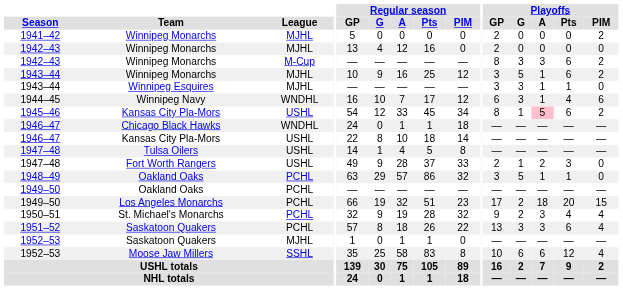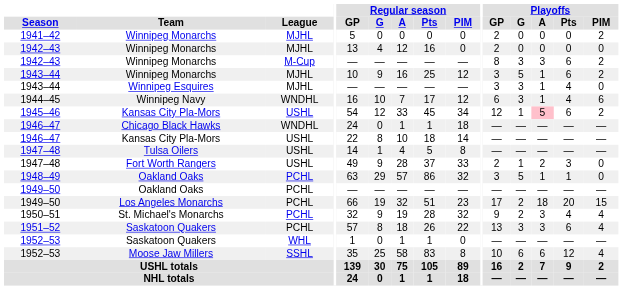(569, 87) 1 -> (569, 87) 4
(497, 112) 8 -> (497, 112) 12
(300, 240) MJHL -> (300, 240) WHL
